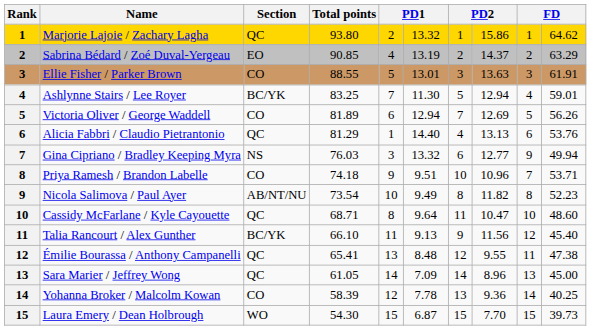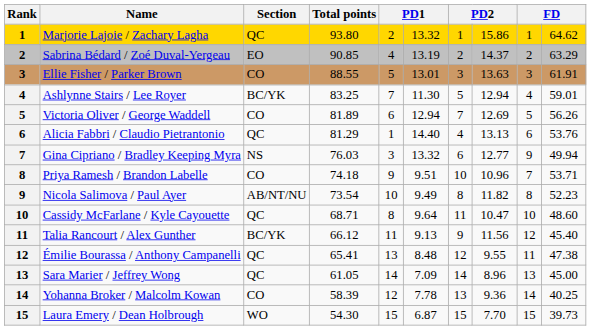(344, 235) 66.10 -> (344, 235) 66.12
